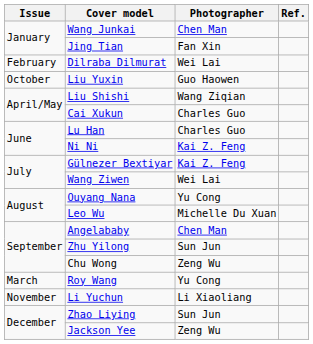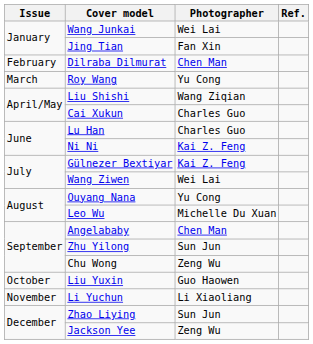(202, 30) Chen Man -> (199, 30) Wei Lai
(199, 63) Wei Lai -> (202, 63) Chen Man
rows swapped: (92, 281) <-> (95, 80)
